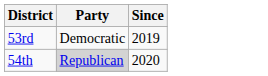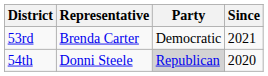+ column: (104, 15)
(146, 37) 2019 -> (242, 37) 2021
